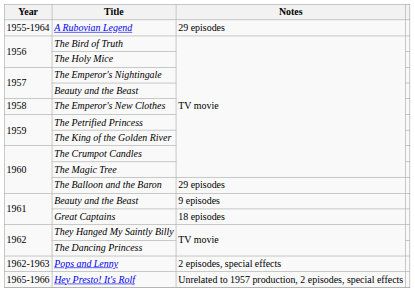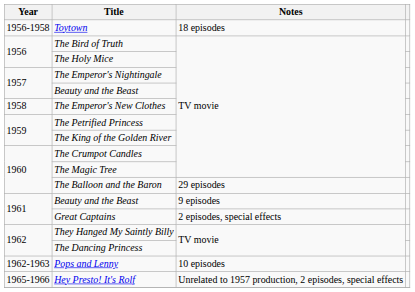- row: (28, 28)
+ row: (28, 28)
(202, 216) 18 episodes -> (230, 216) 2 episodes, special effects
(230, 264) 2 episodes, special effects -> (202, 264) 10 episodes
